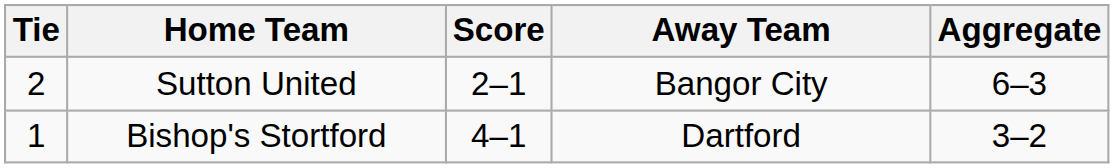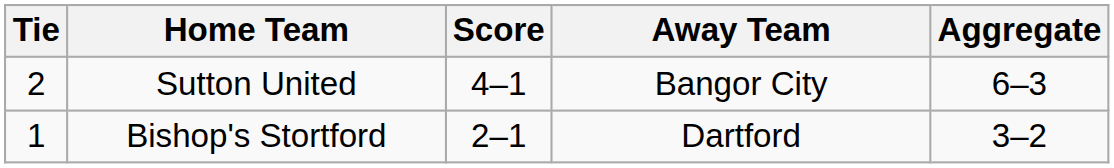(499, 83) 2–1 -> (499, 83) 4–1
(499, 135) 4–1 -> (499, 135) 2–1
